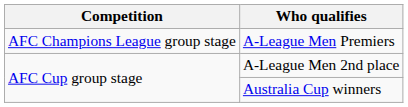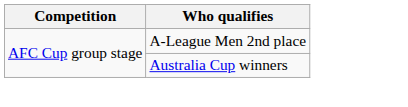- row: (319, 41)
